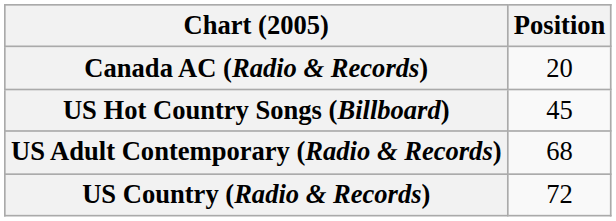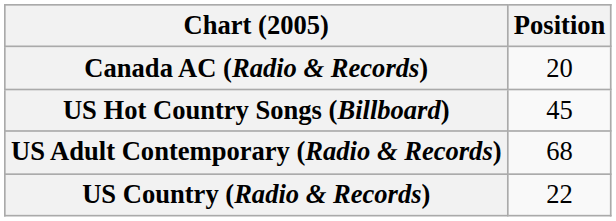(560, 194) 72 -> (560, 194) 22
